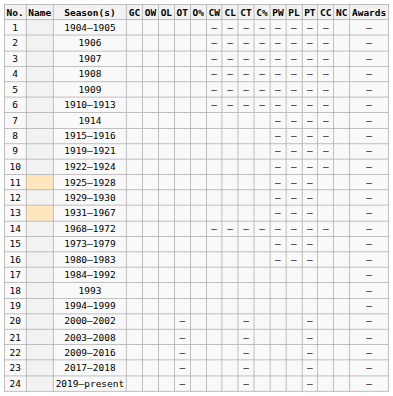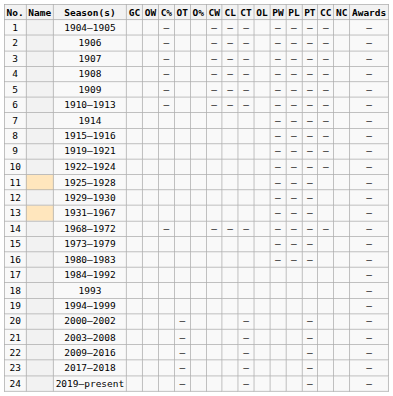columns swapped: (166, 12) <-> (262, 12)
